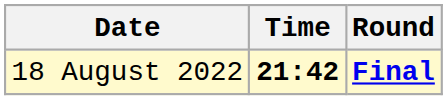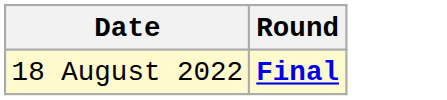- column: (298, 28)
